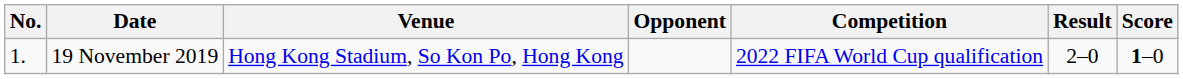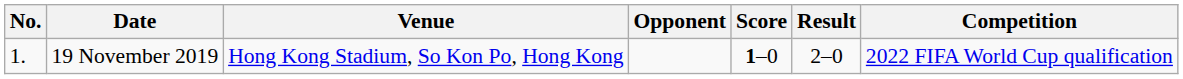columns swapped: (1147, 21) <-> (889, 21)
